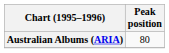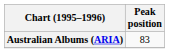(145, 39) 80 -> (145, 39) 83
